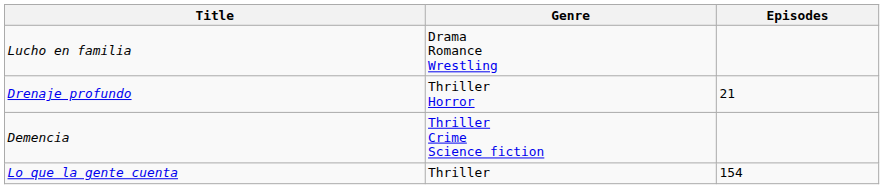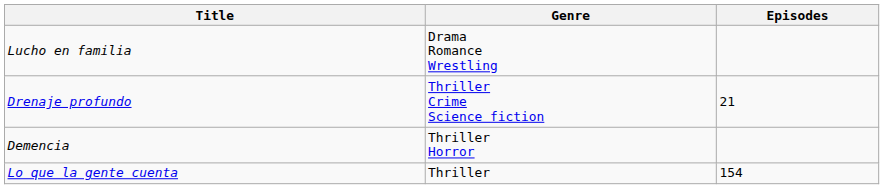(459, 94) Thriller Horror -> (486, 101) Thriller Crime Science fiction
(486, 137) Thriller Crime Science fiction -> (459, 145) Thriller Horror
